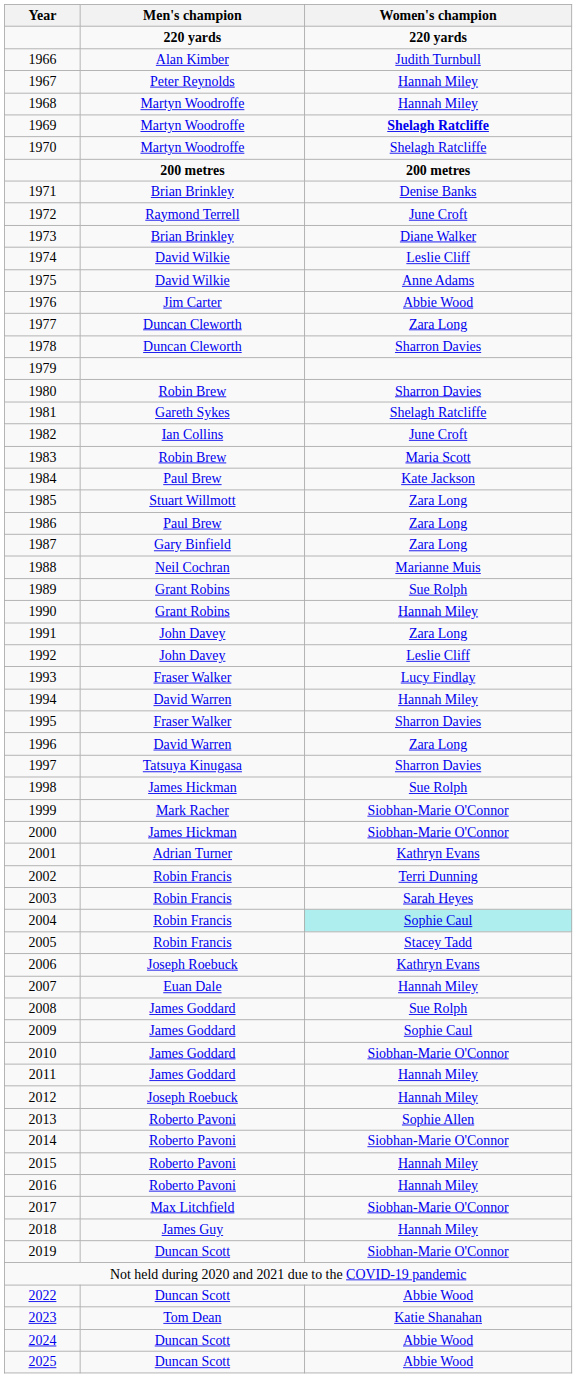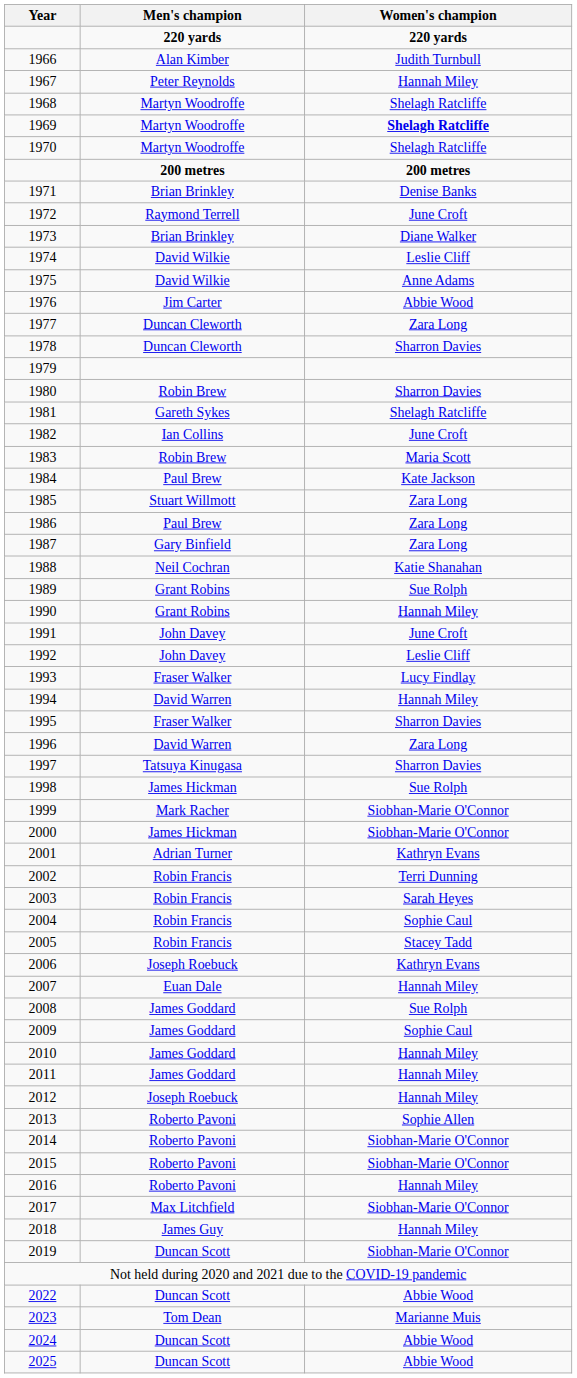(438, 103) Hannah Miley -> (438, 103) Shelagh Ratcliffe
(438, 567) Marianne Muis -> (438, 567) Katie Shanahan
(438, 633) Zara Long -> (438, 633) June Croft
(438, 920) paleturquoise background -> (438, 920) no background
(438, 1053) Siobhan-Marie O'Connor -> (438, 1053) Hannah Miley
(438, 1163) Hannah Miley -> (438, 1163) Siobhan-Marie O'Connor
(438, 1318) Katie Shanahan -> (438, 1318) Marianne Muis
